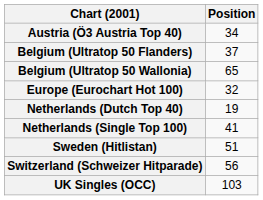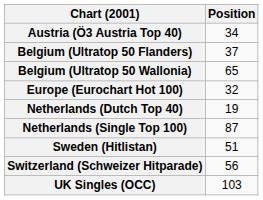(232, 128) 41 -> (232, 128) 87
